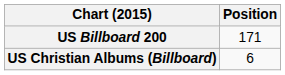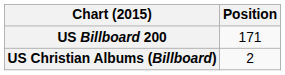(250, 59) 6 -> (250, 59) 2
